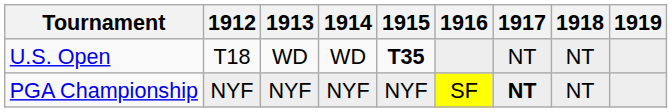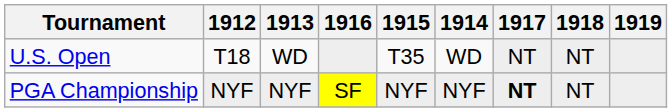columns swapped: (348, 22) <-> (464, 22)
(406, 56) bold -> (406, 56) normal
